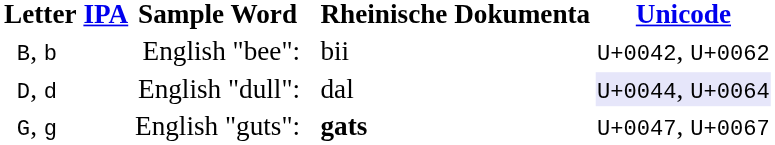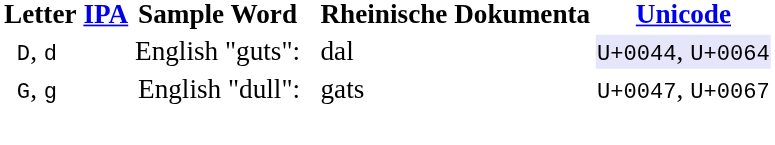- row: (40, 52)
(219, 88) English "dull": -> (218, 51) English "guts":
(218, 126) English "guts": -> (219, 88) English "dull":
(347, 126) bold -> (346, 88) normal
